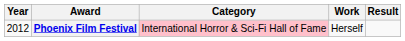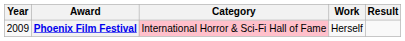(18, 28) 2012 -> (18, 28) 2009
